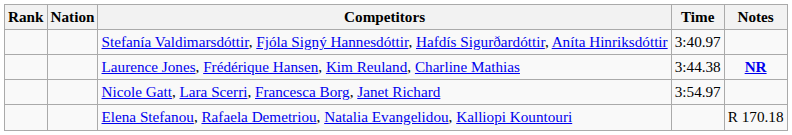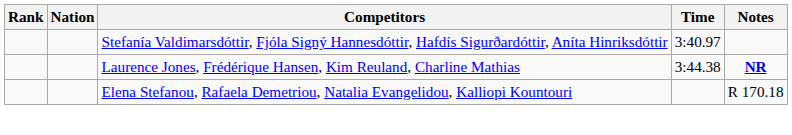- row: (271, 92)
